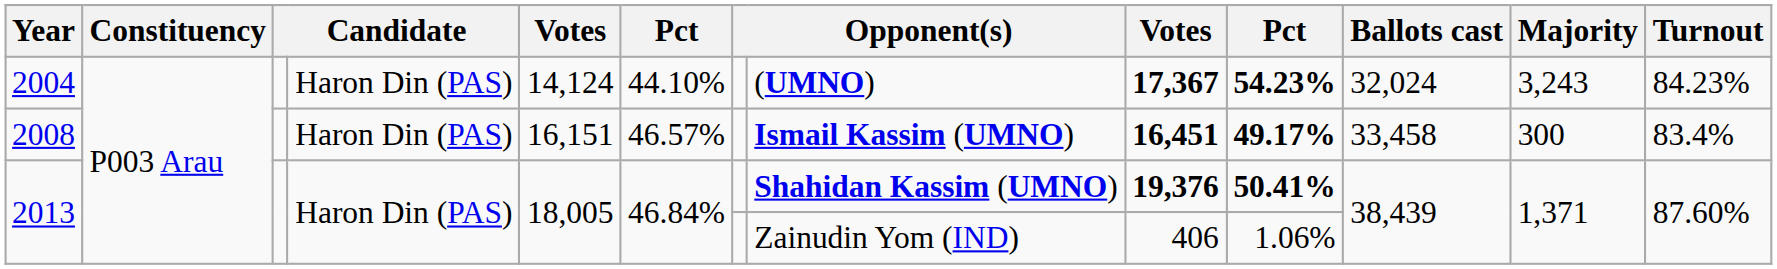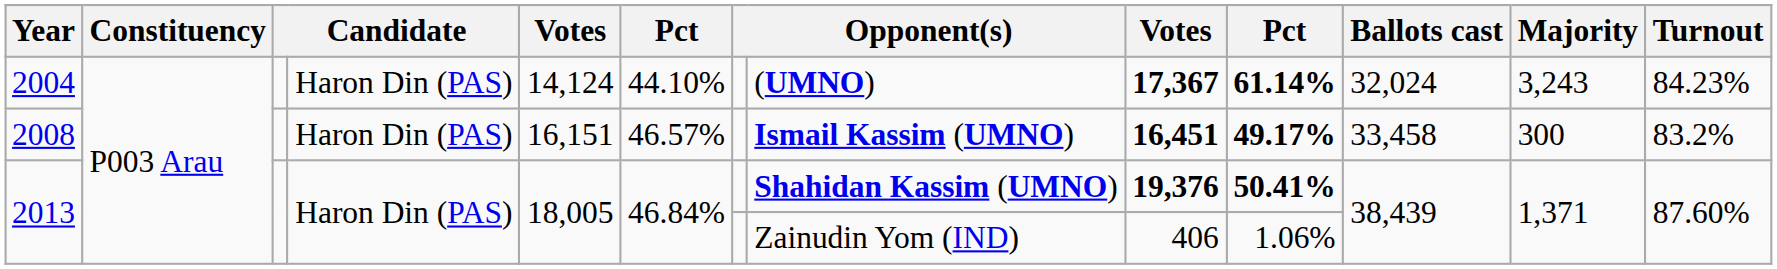(1284, 82) 54.23% -> (1284, 82) 61.14%
(1693, 134) 83.4% -> (1693, 134) 83.2%
